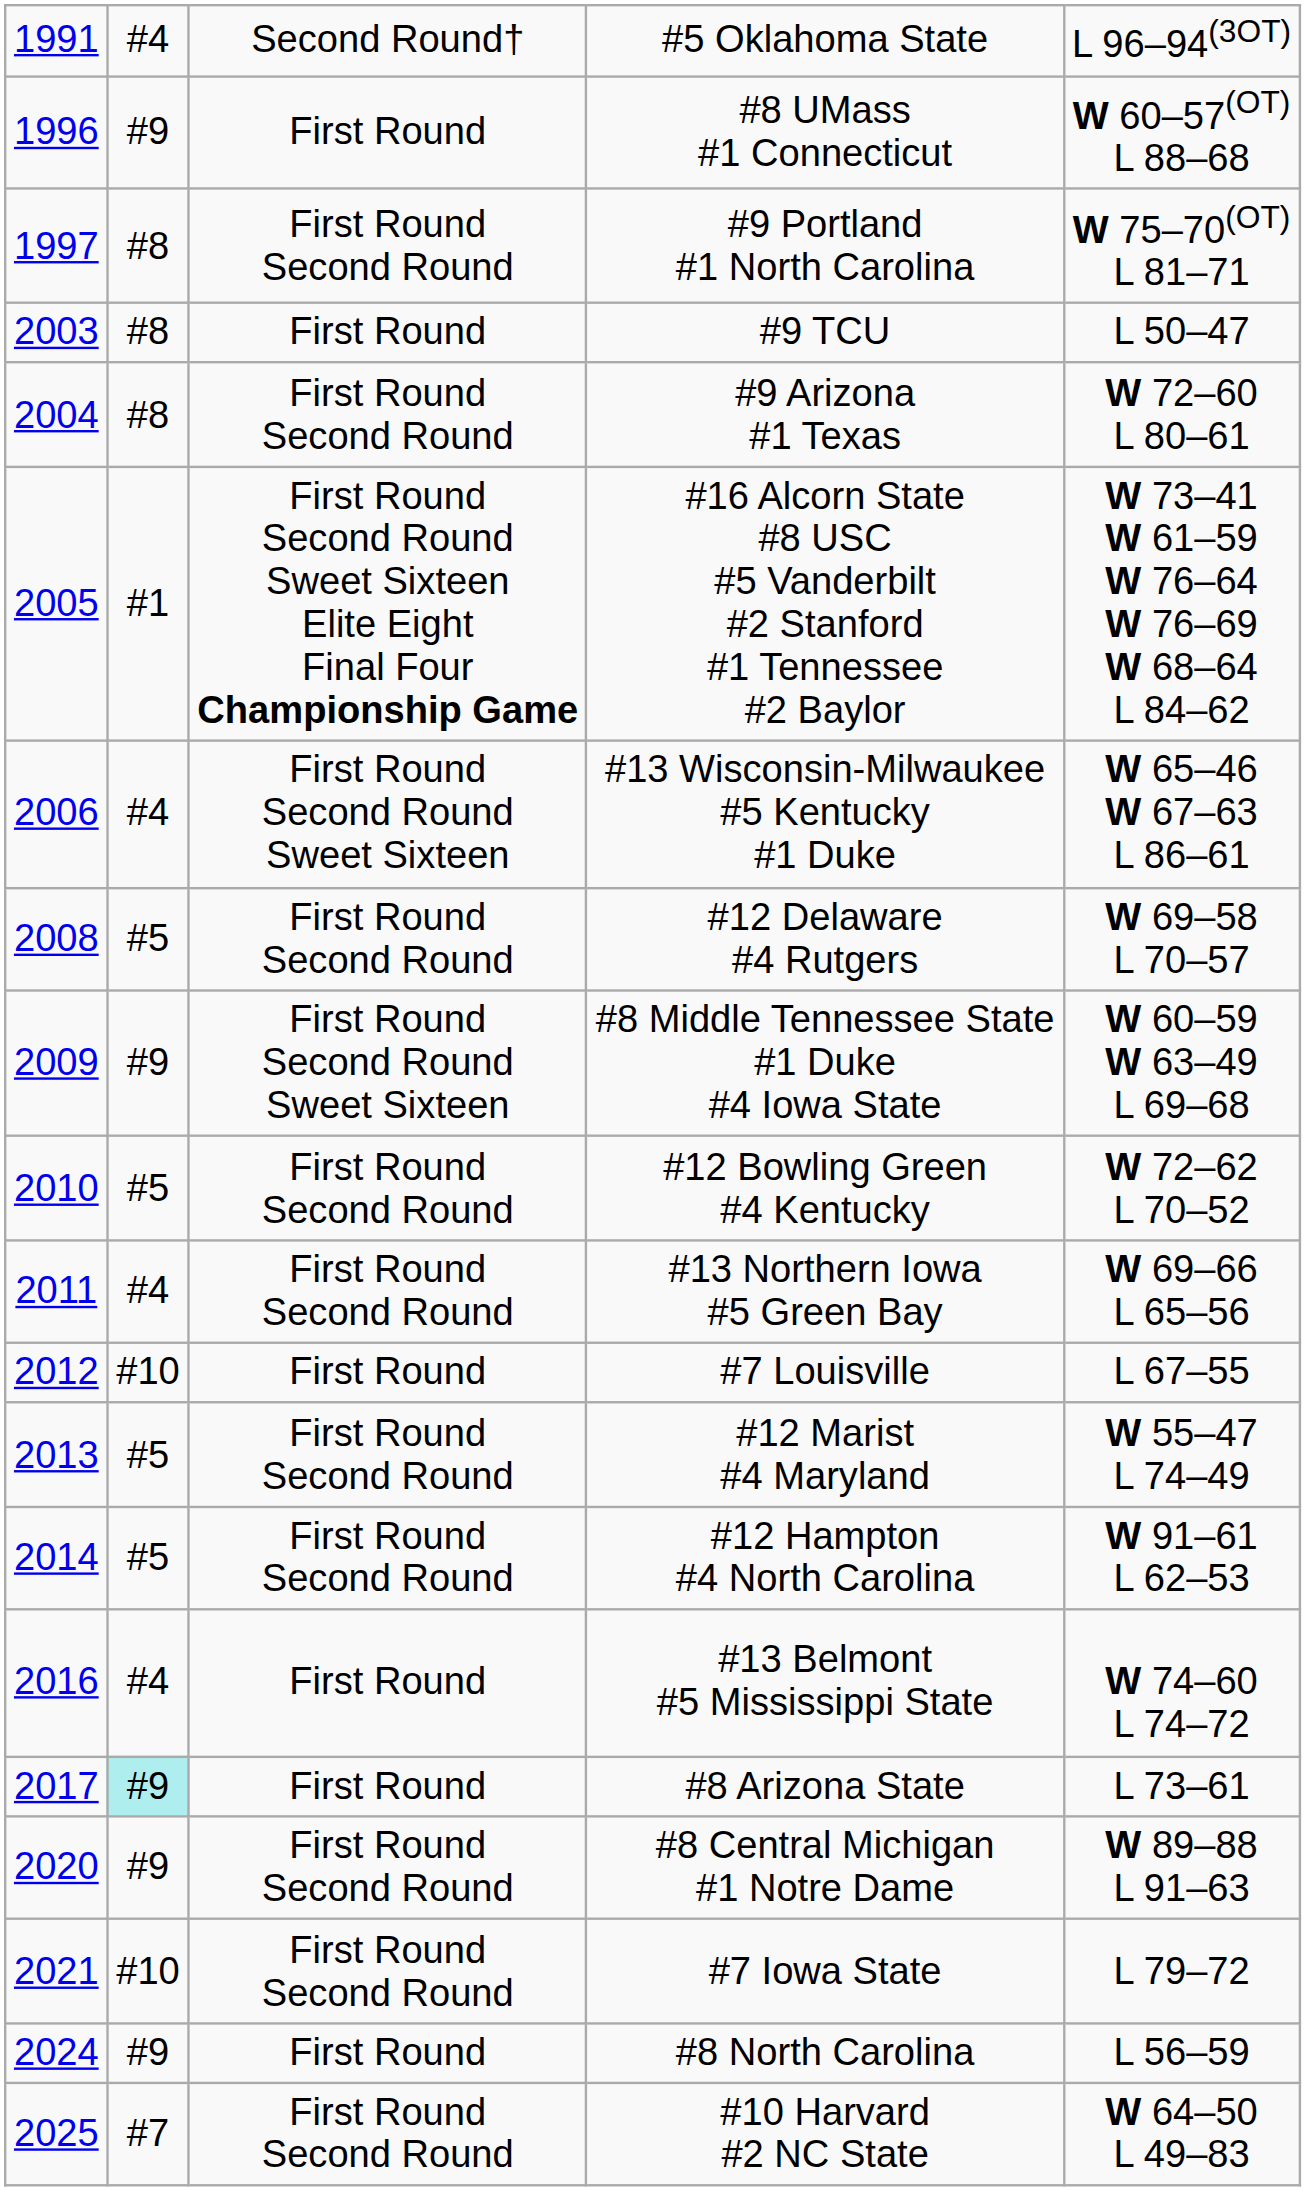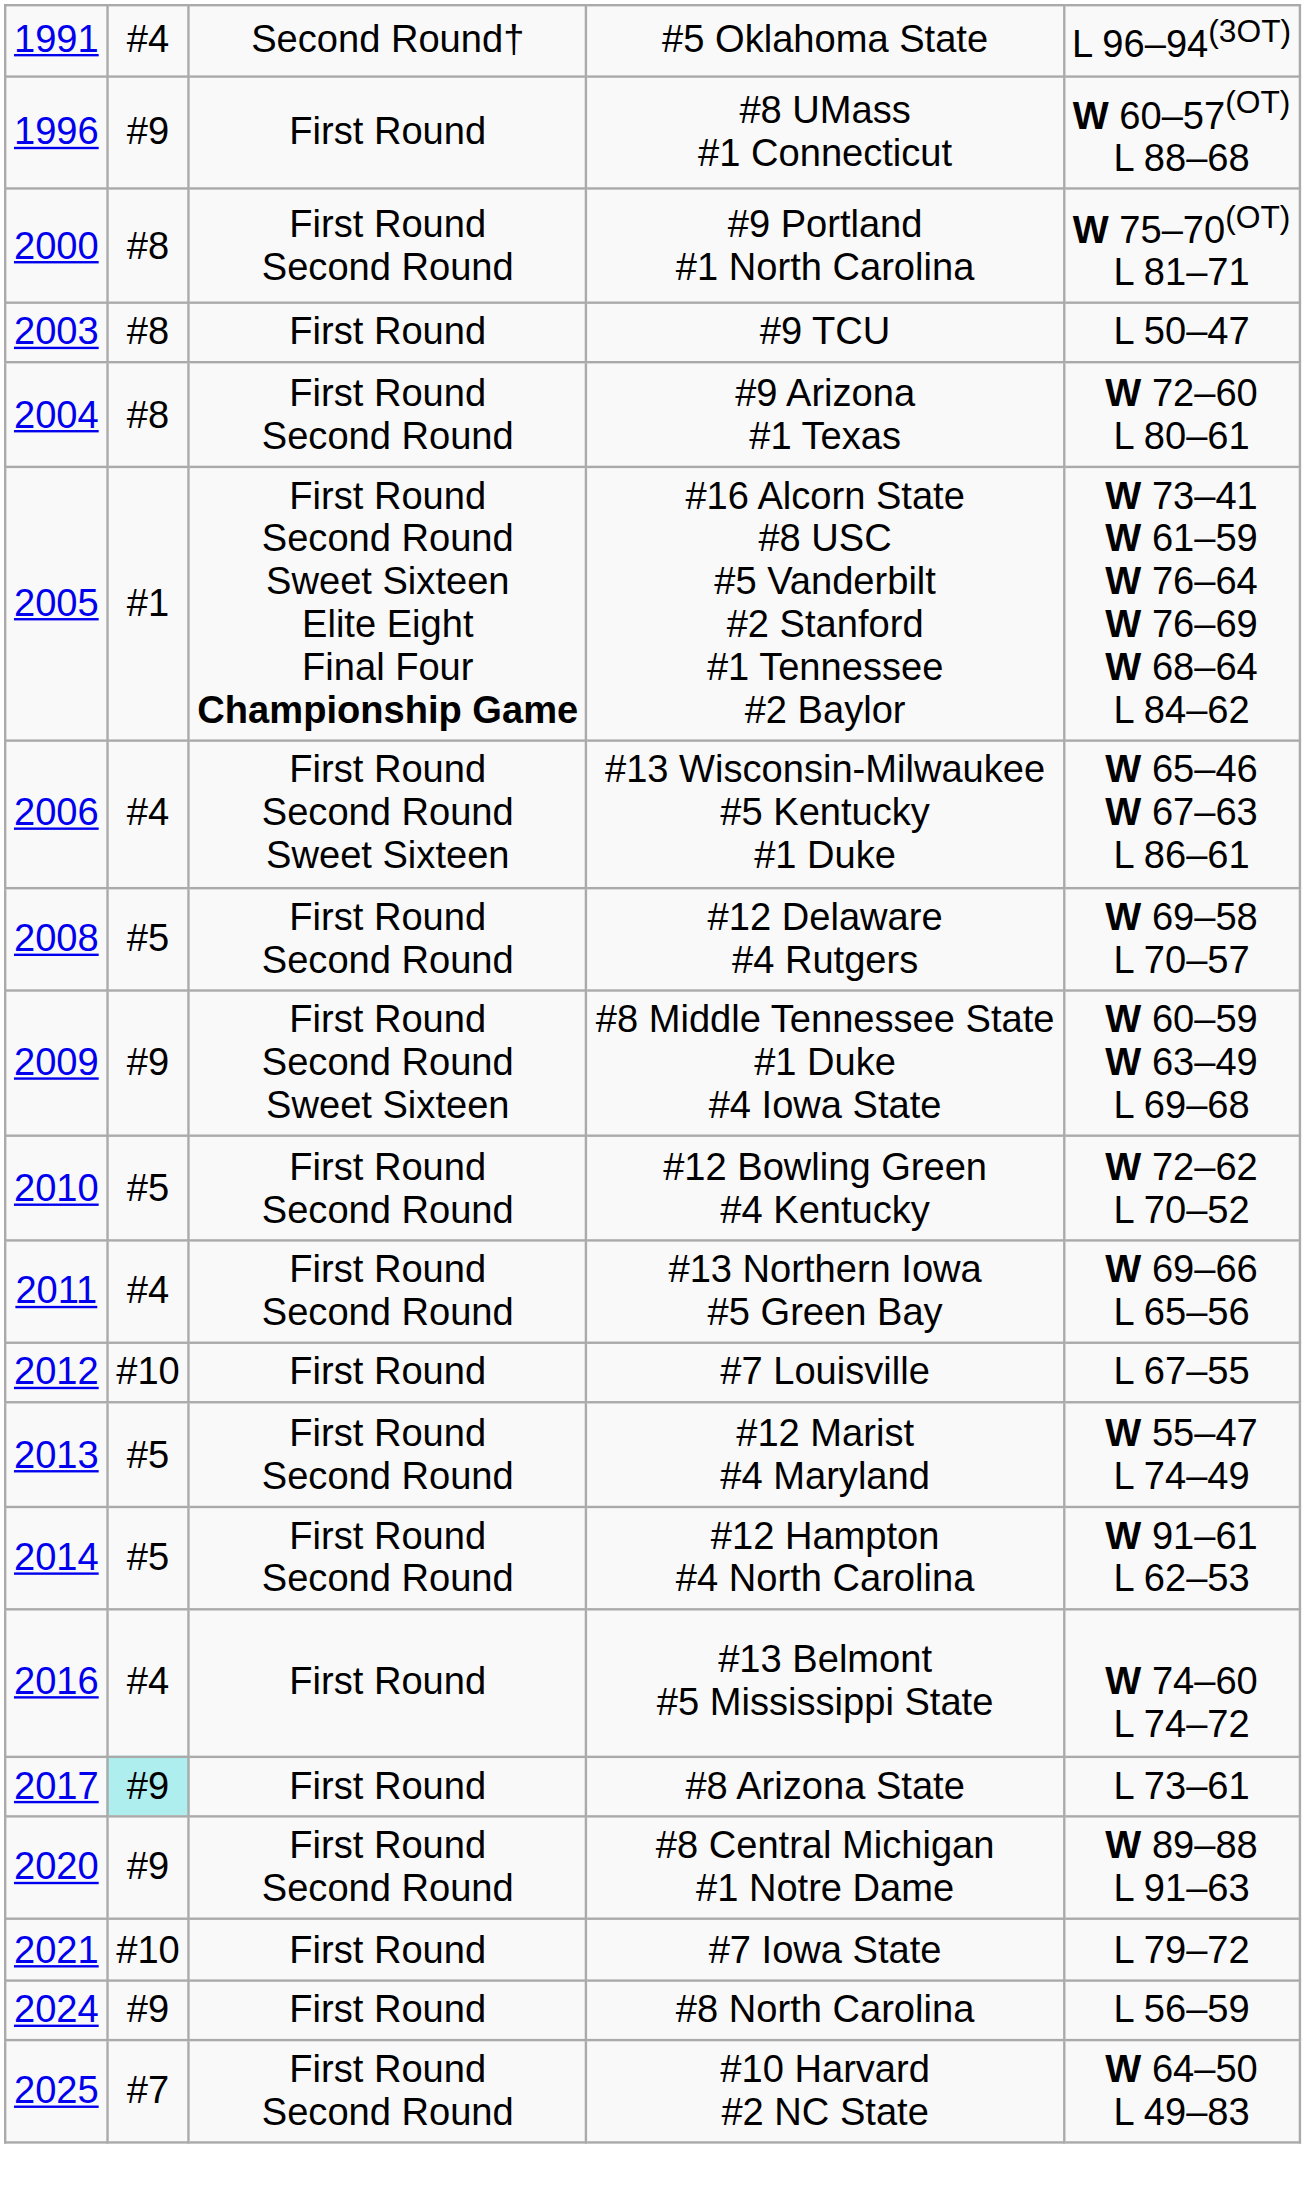(56, 245) 1997 -> (56, 245) 2000
(388, 1970) First Round Second Round -> (388, 1949) First Round
